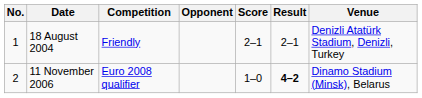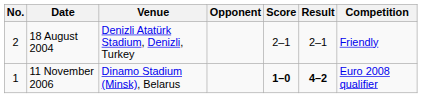columns swapped: (363, 13) <-> (139, 13)
(16, 42) 1 -> (16, 42) 2
(16, 78) 2 -> (16, 78) 1
(253, 78) normal -> (281, 78) bold
